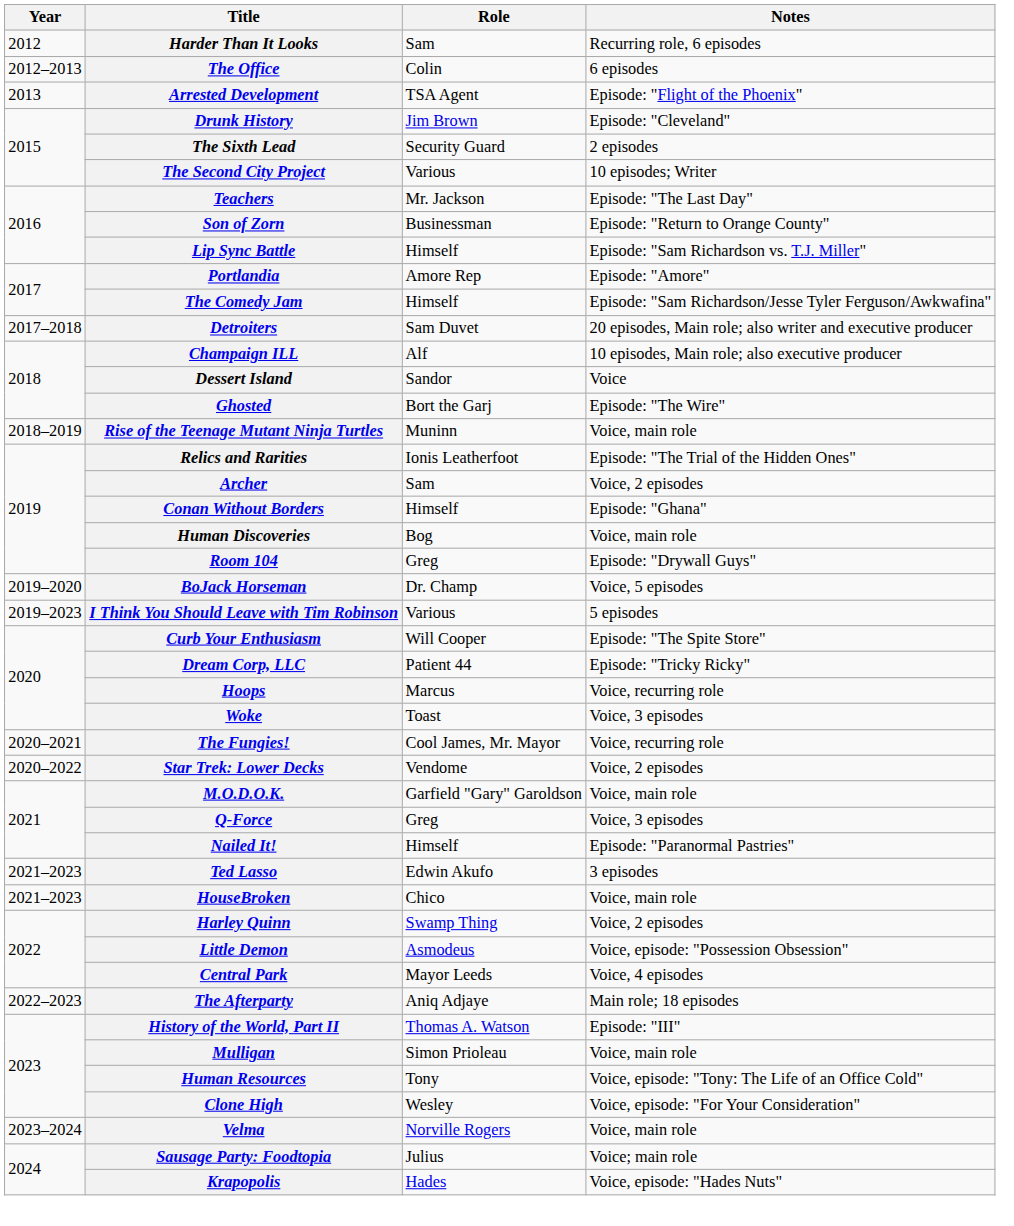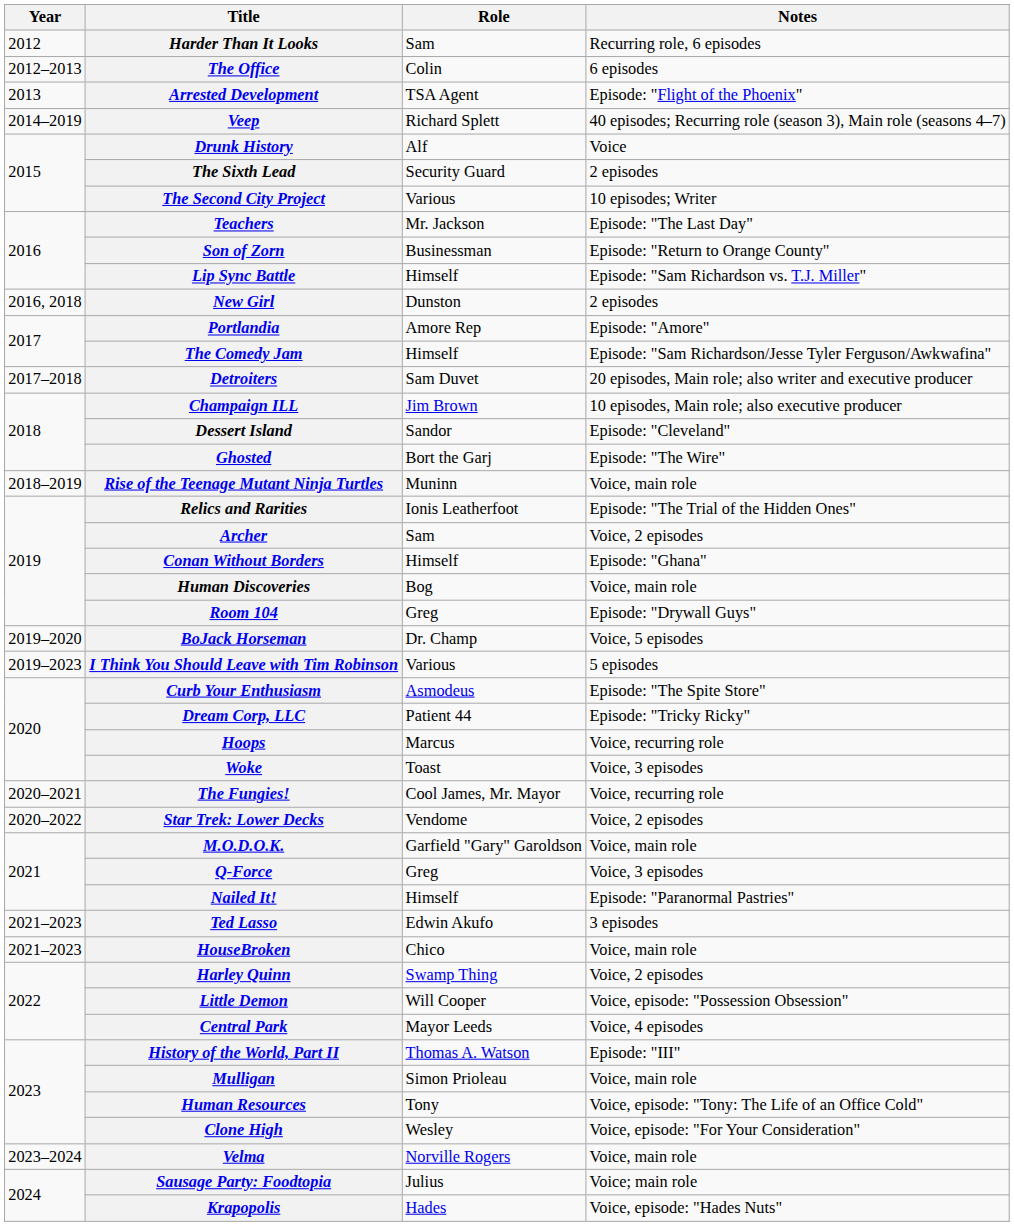+ row: (244, 120)
(442, 120) Jim Brown -> (416, 146) Alf
(660, 120) Episode: "Cleveland" -> (608, 146) Voice
+ row: (244, 302)
(416, 353) Alf -> (442, 405) Jim Brown
(608, 379) Voice -> (660, 431) Episode: "Cleveland"
(446, 638) Will Cooper -> (440, 690) Asmodeus
(440, 949) Asmodeus -> (446, 1000) Will Cooper
- row: (244, 1000)
